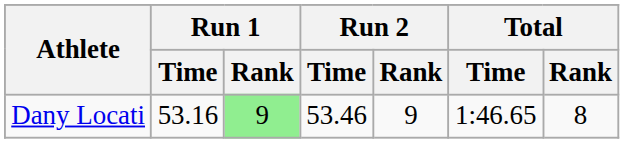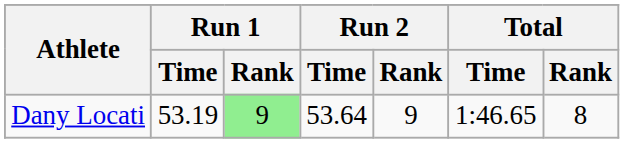(188, 115) 53.16 -> (188, 115) 53.19
(337, 115) 53.46 -> (337, 115) 53.64
